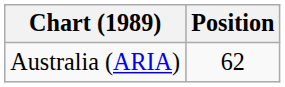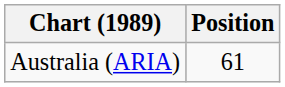(233, 61) 62 -> (233, 61) 61
